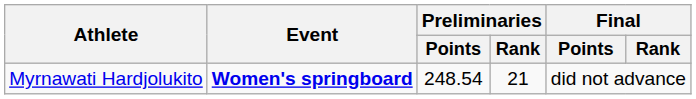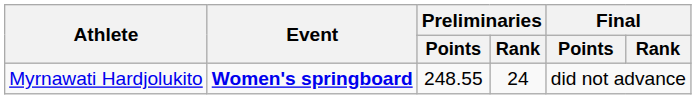(453, 79) 248.54 -> (453, 79) 248.55
(518, 79) 21 -> (518, 79) 24
